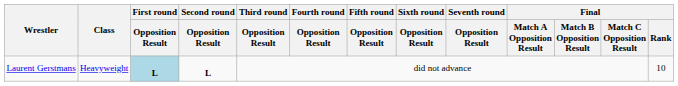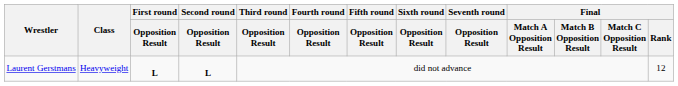(155, 74) lightblue background -> (155, 74) no background
(661, 69) 10 -> (661, 69) 12
